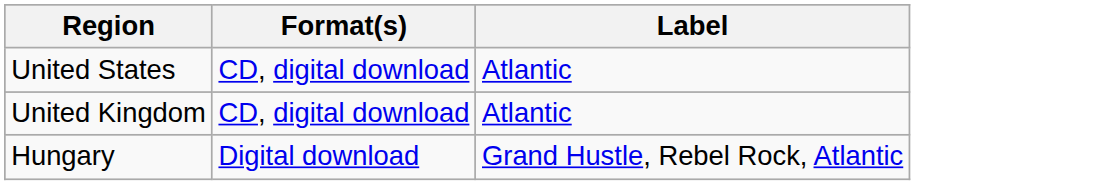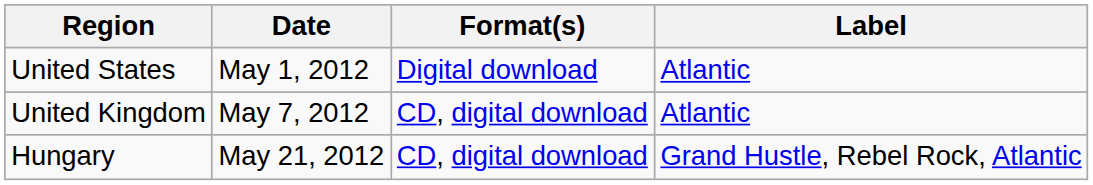+ column: (301, 26)
(344, 69) CD, digital download -> (497, 69) Digital download
(319, 156) Digital download -> (522, 156) CD, digital download
